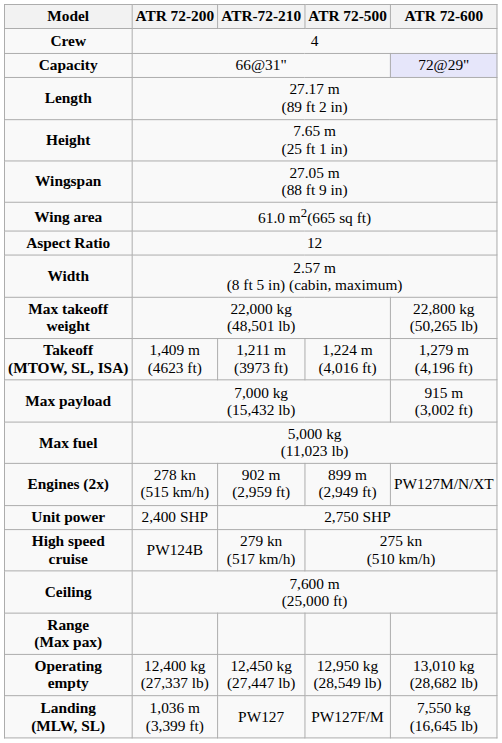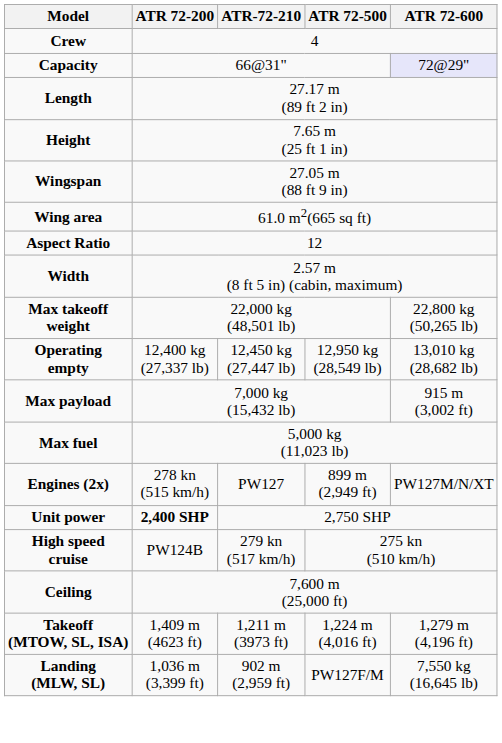rows swapped: (68, 675) <-> (68, 359)
(261, 484) 902 m (2,959 ft) -> (261, 484) PW127
(175, 517) normal -> (175, 517) bold
- row: (68, 633)
(261, 716) PW127 -> (261, 675) 902 m (2,959 ft)
